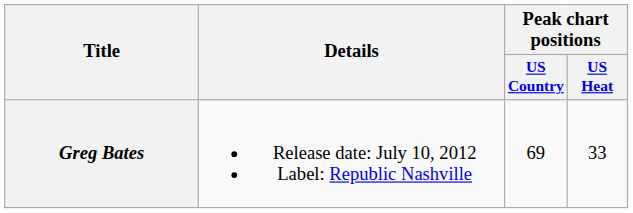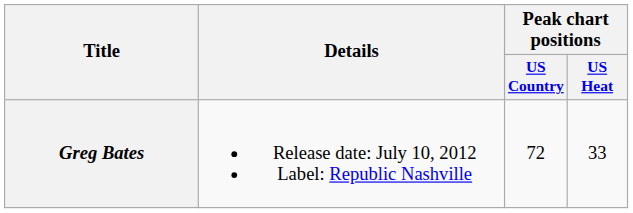(536, 153) 69 -> (536, 153) 72
